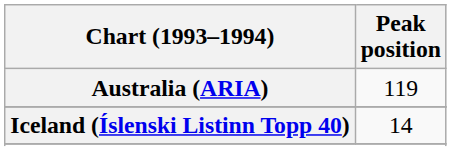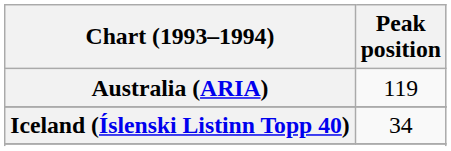(401, 125) 14 -> (401, 125) 34
